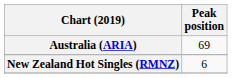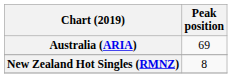(204, 63) 6 -> (204, 63) 8
